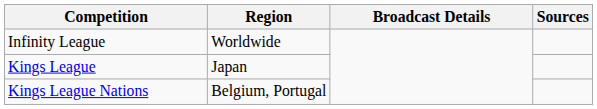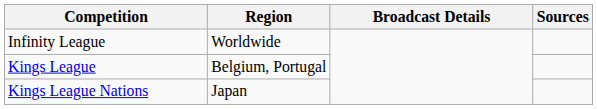(229, 66) Japan -> (269, 66) Belgium, Portugal
(269, 91) Belgium, Portugal -> (229, 91) Japan
